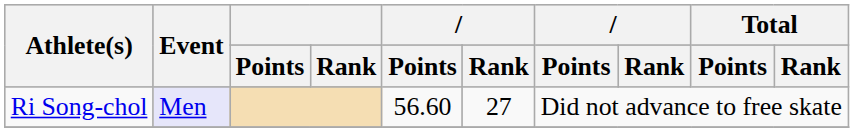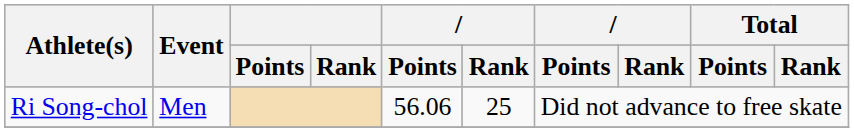(183, 106) lavender background -> (183, 106) no background
(422, 106) 56.60 -> (422, 106) 56.06
(499, 106) 27 -> (499, 106) 25
